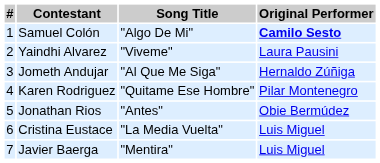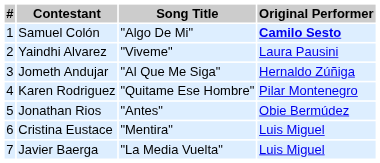(172, 130) "La Media Vuelta" -> (147, 130) "Mentira"
(147, 149) "Mentira" -> (172, 149) "La Media Vuelta"
